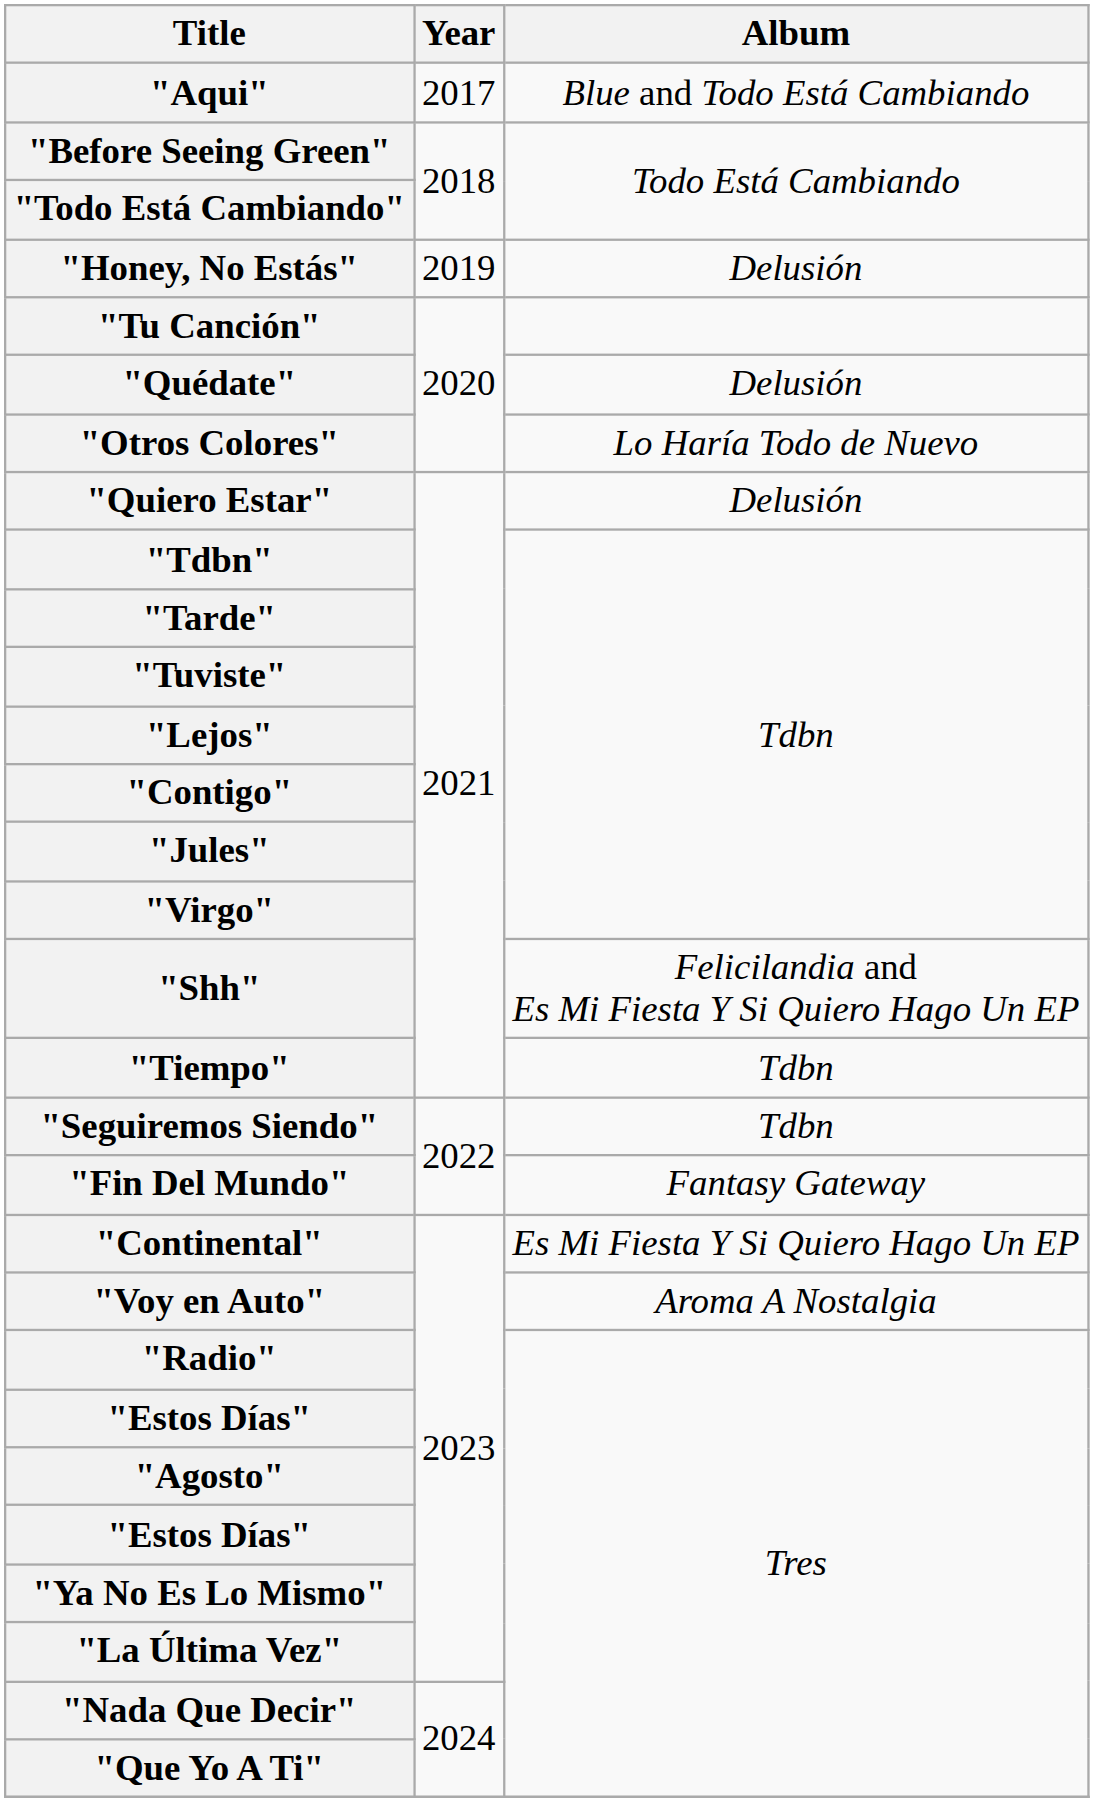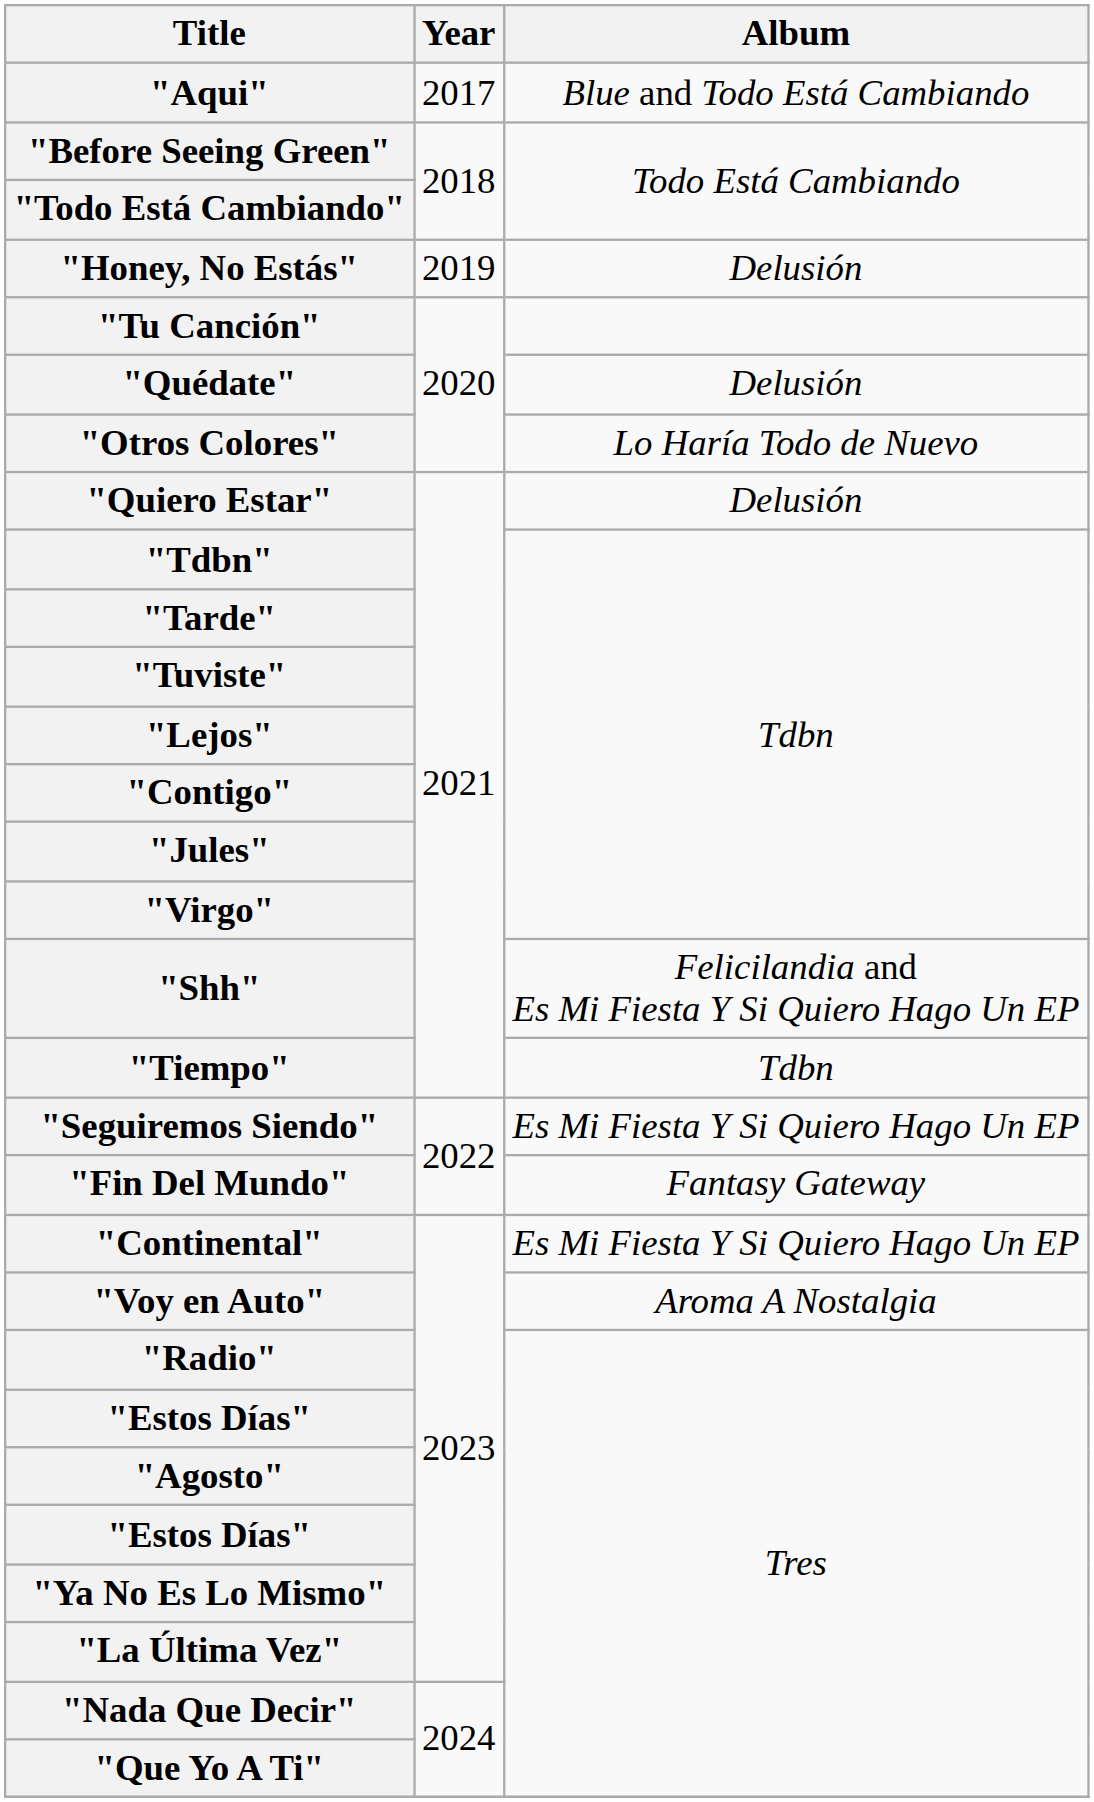(796, 1125) Tdbn -> (796, 1125) Es Mi Fiesta Y Si Quiero Hago Un EP
